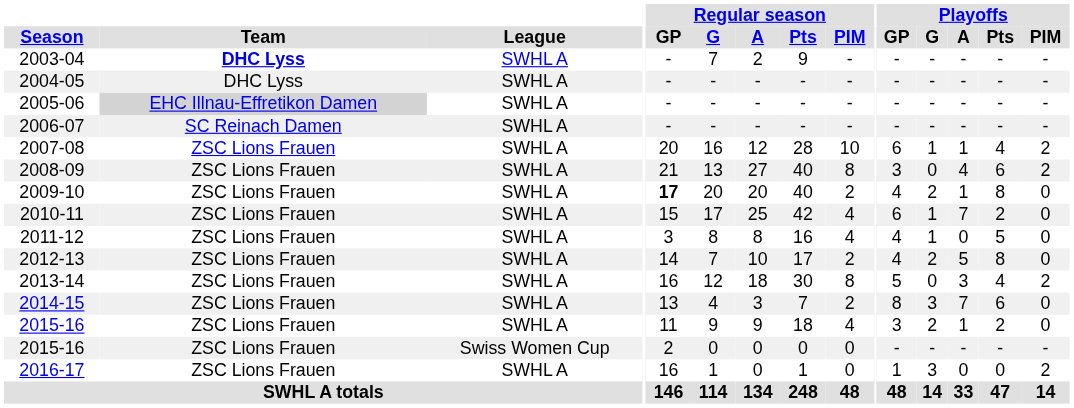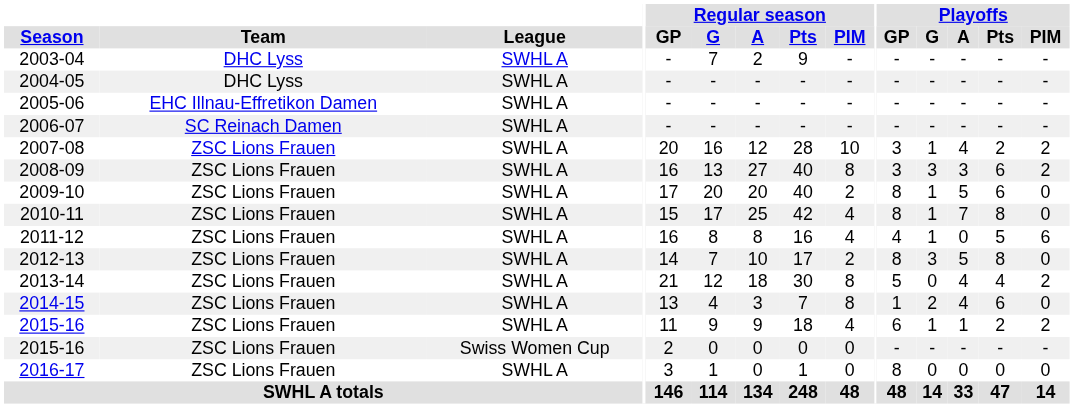(263, 59) bold -> (263, 59) normal
(263, 103) lightgrey background -> (263, 103) no background
(897, 148) 6 -> (897, 148) 3
(963, 148) 1 -> (963, 148) 4
(1000, 148) 4 -> (1000, 148) 2
(669, 170) 21 -> (669, 170) 16
(932, 170) 0 -> (932, 170) 3
(963, 170) 4 -> (963, 170) 3
(669, 192) bold -> (669, 192) normal
(897, 192) 4 -> (897, 192) 8
(932, 192) 2 -> (932, 192) 1
(963, 192) 1 -> (963, 192) 5
(1000, 192) 8 -> (1000, 192) 6
(897, 214) 6 -> (897, 214) 8
(1000, 214) 2 -> (1000, 214) 8
(669, 237) 3 -> (669, 237) 16
(1046, 237) 0 -> (1046, 237) 6
(897, 259) 4 -> (897, 259) 8
(932, 259) 2 -> (932, 259) 3
(669, 281) 16 -> (669, 281) 21
(963, 281) 3 -> (963, 281) 4
(850, 303) 2 -> (850, 303) 8
(897, 303) 8 -> (897, 303) 1
(932, 303) 3 -> (932, 303) 2
(963, 303) 7 -> (963, 303) 4
(897, 325) 3 -> (897, 325) 6
(932, 325) 2 -> (932, 325) 1
(1046, 325) 0 -> (1046, 325) 2
(669, 370) 16 -> (669, 370) 3
(897, 370) 1 -> (897, 370) 8
(932, 370) 3 -> (932, 370) 0
(1046, 370) 2 -> (1046, 370) 0
